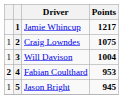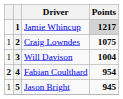(107, 27) no background -> (107, 27) lightgrey background
(109, 72) 953 -> (109, 72) 954
